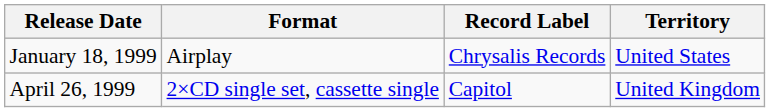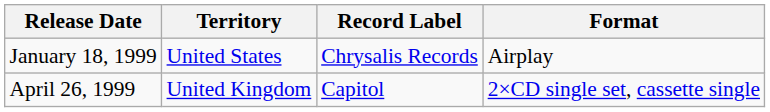columns swapped: (688, 21) <-> (303, 21)
